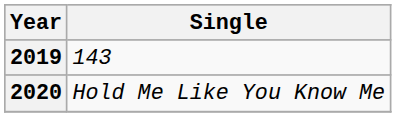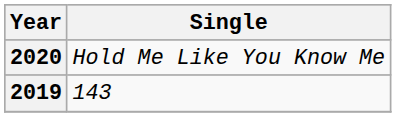rows swapped: (36, 58) <-> (36, 93)
